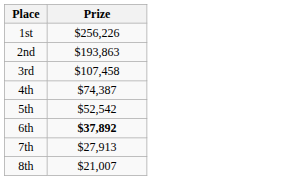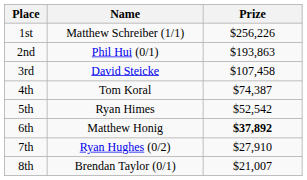+ column: (125, 14)
(97, 147) $27,913 -> (253, 147) $27,910
